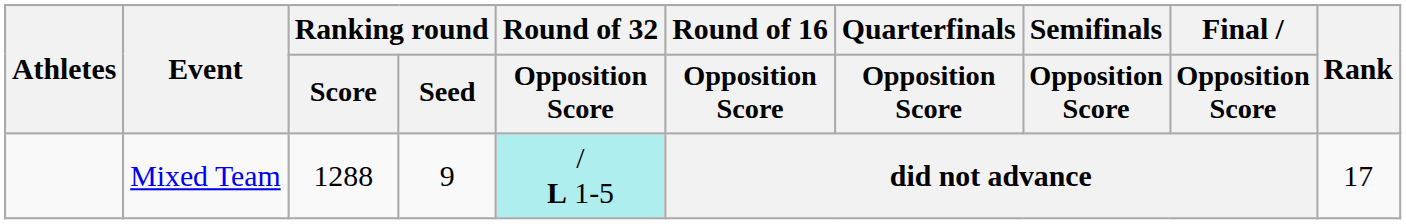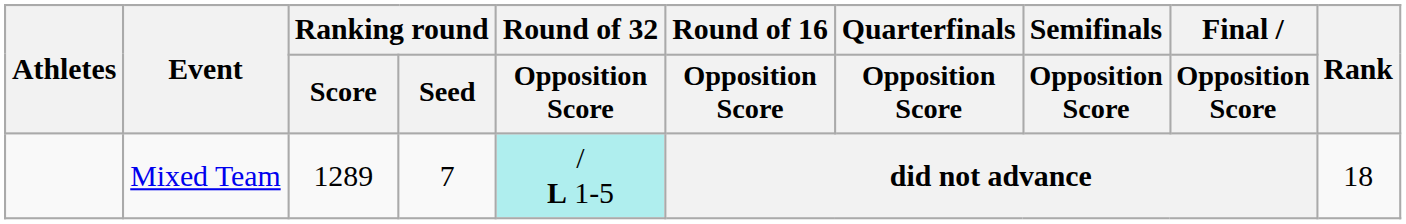(343, 175) 1288 -> (343, 175) 1289
(447, 175) 9 -> (447, 175) 7
(1358, 175) 17 -> (1358, 175) 18
